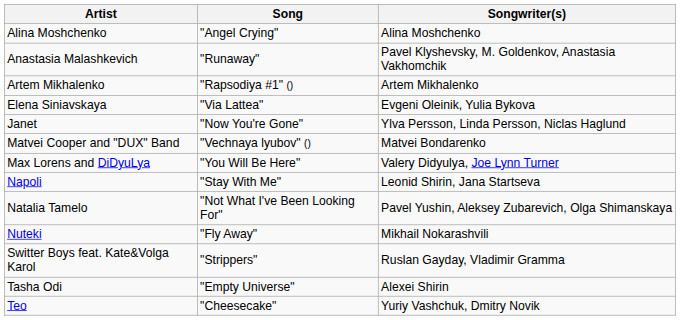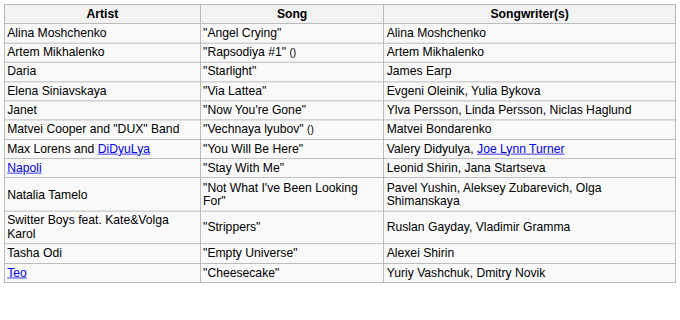- row: (72, 59)
+ row: (22, 71)
- row: (24, 234)
